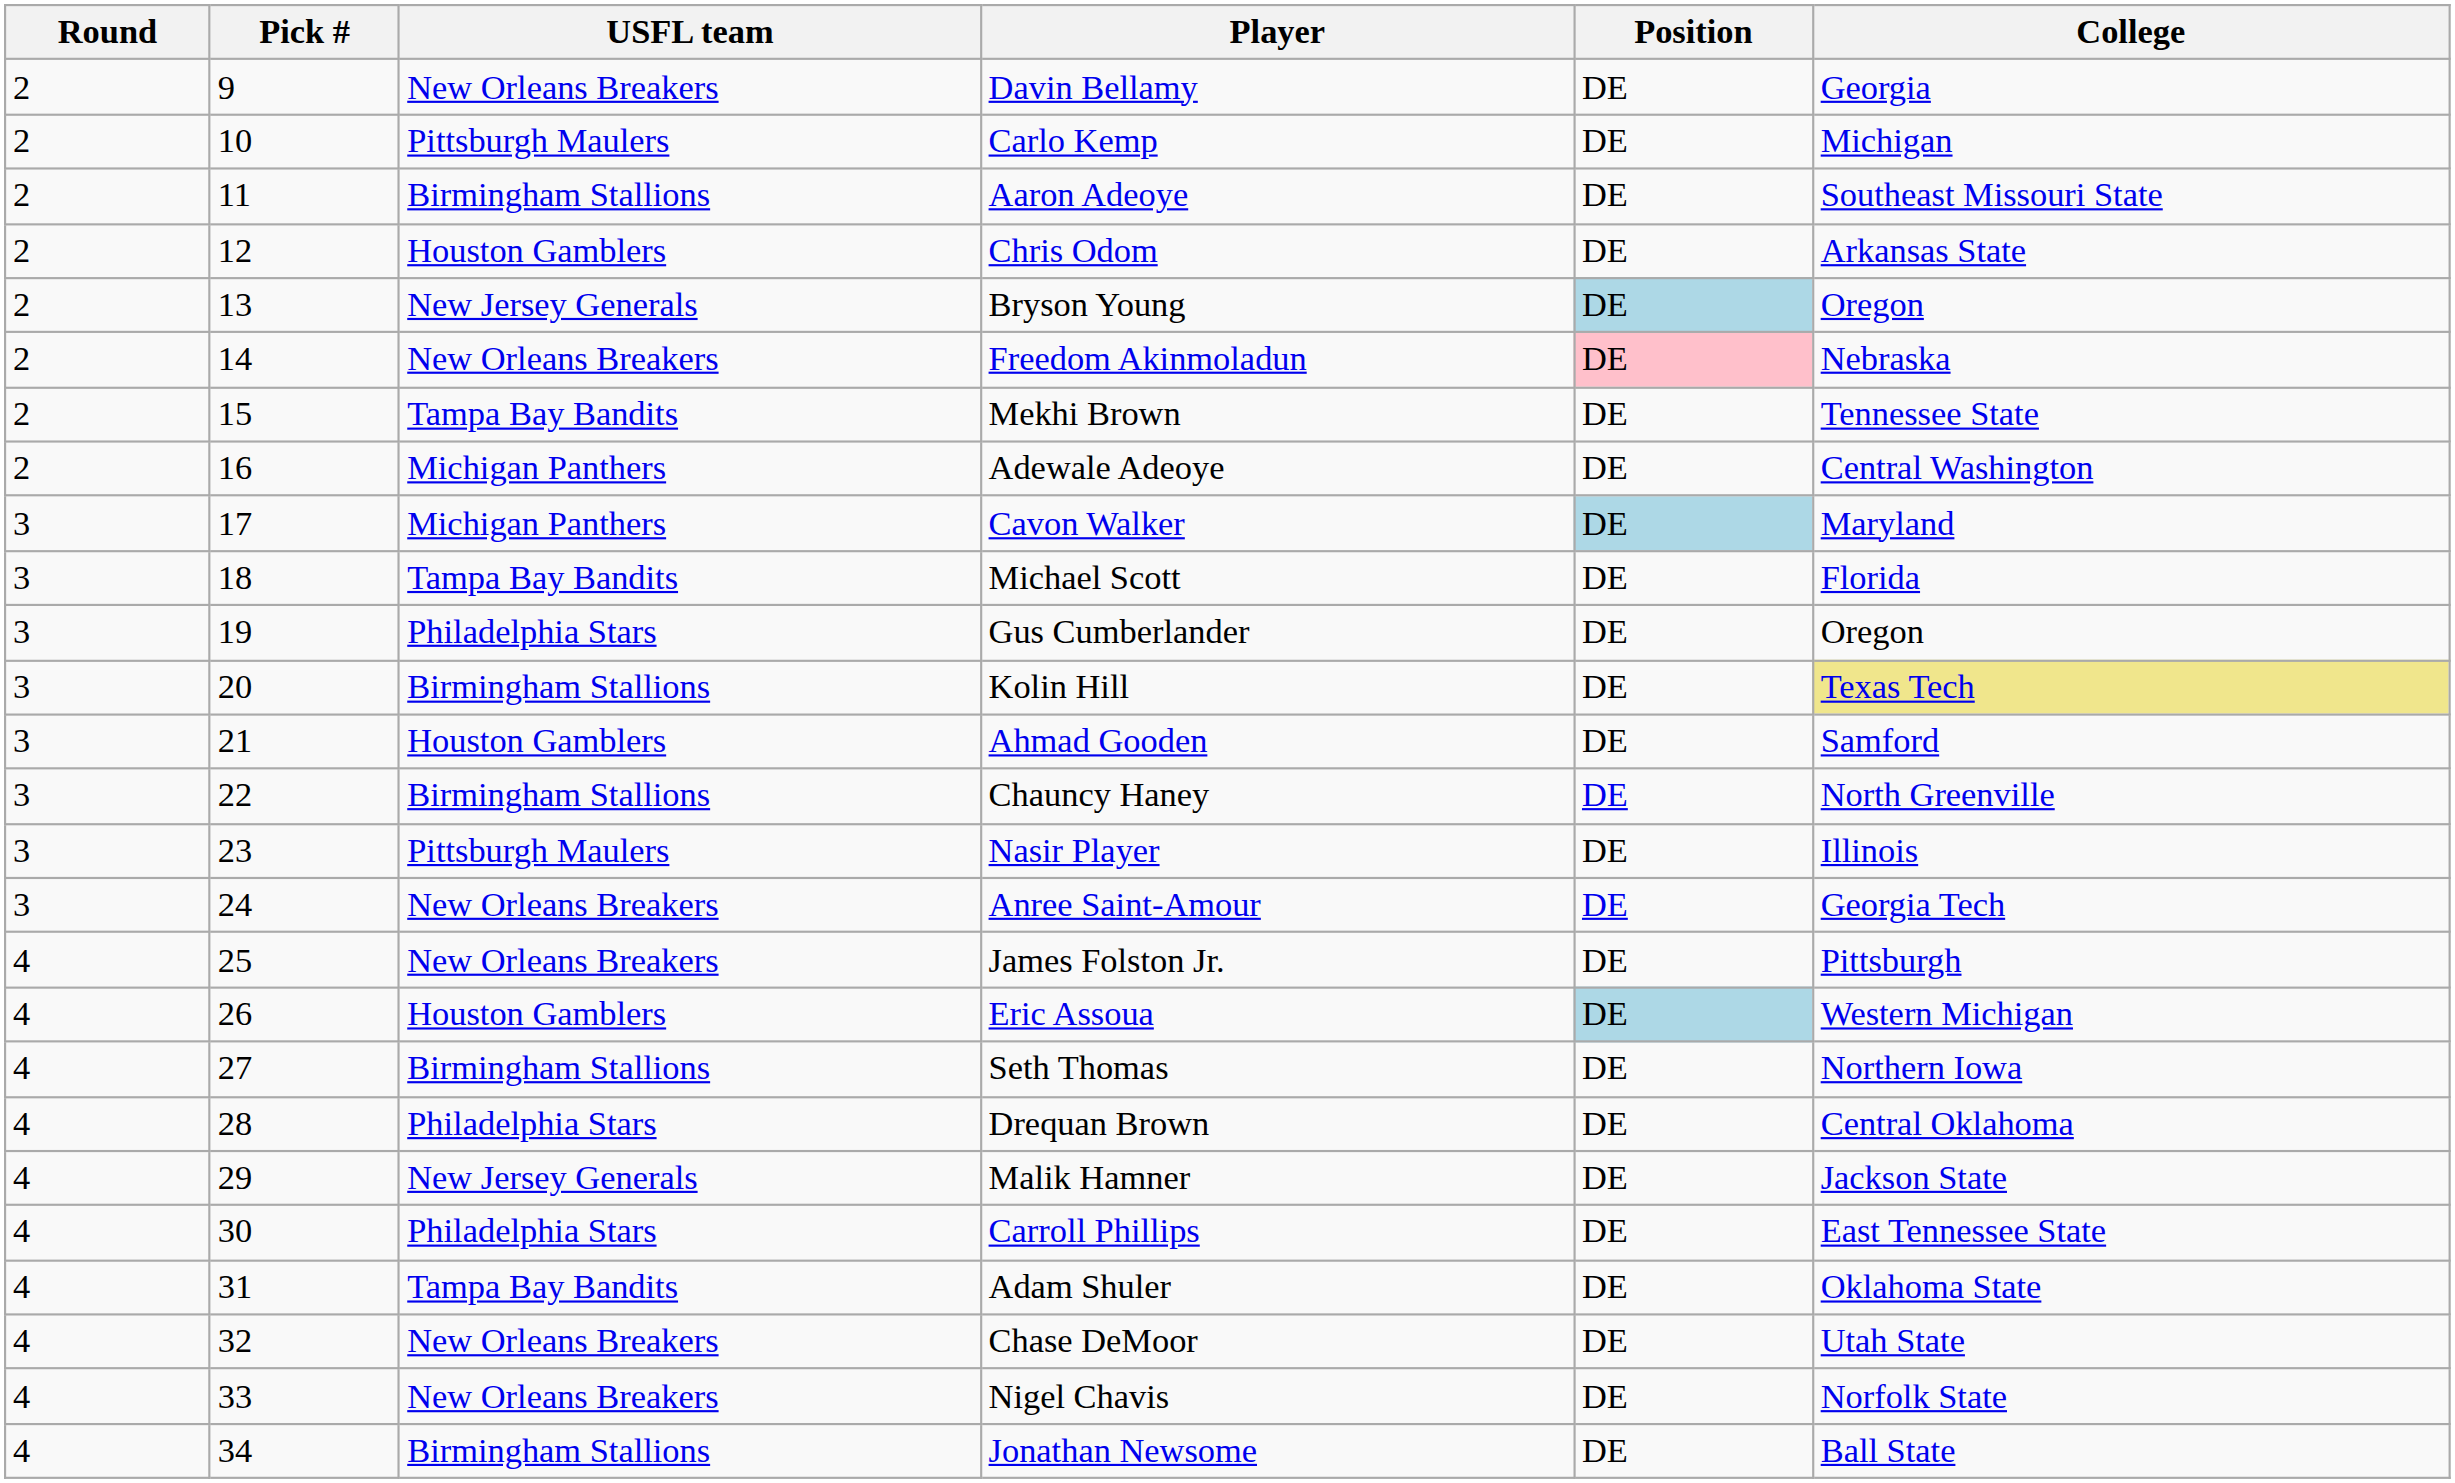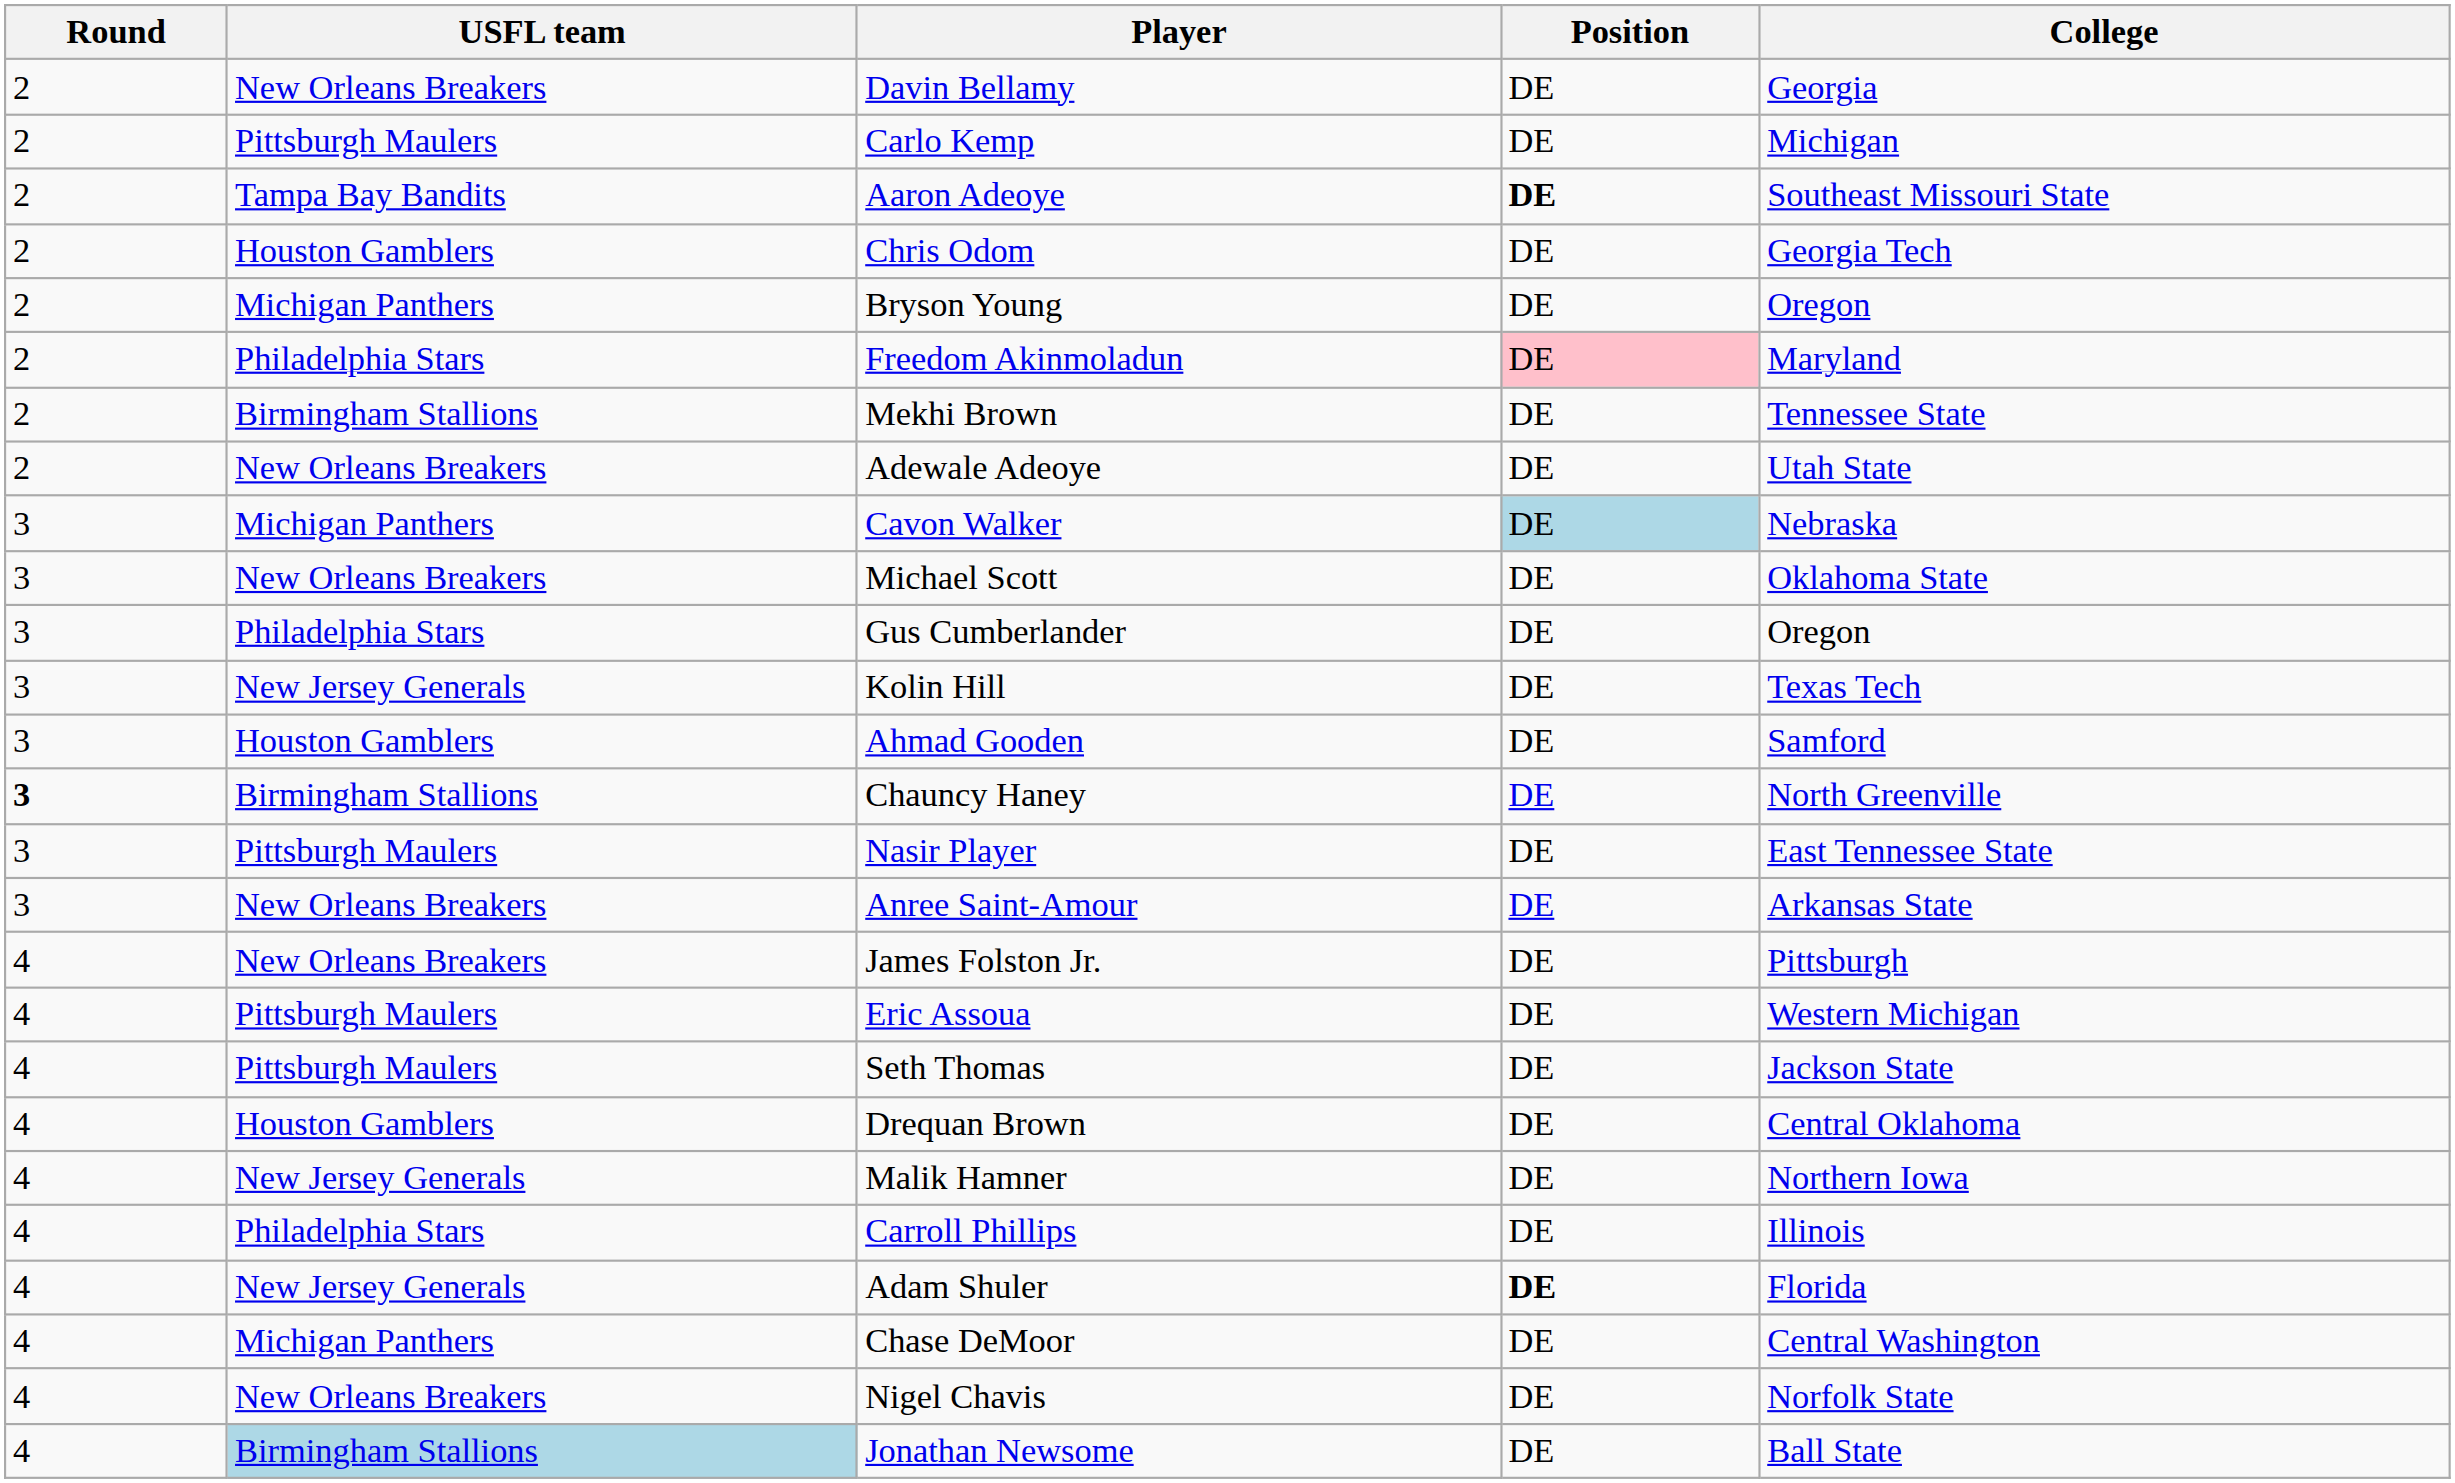- column: (305, 31)
(559, 195) Birmingham Stallions -> (370, 195) Tampa Bay Bandits
(1605, 195) normal -> (1532, 195) bold
(1923, 250) Arkansas State -> (1859, 250) Georgia Tech
(552, 304) New Jersey Generals -> (364, 304) Michigan Panthers
(1605, 304) lightblue background -> (1531, 304) no background
(563, 359) New Orleans Breakers -> (360, 359) Philadelphia Stars
(1886, 359) Nebraska -> (1834, 359) Maryland
(543, 413) Tampa Bay Bandits -> (386, 413) Birmingham Stallions
(537, 468) Michigan Panthers -> (391, 468) New Orleans Breakers
(1957, 468) Central Washington -> (1839, 468) Utah State
(1888, 522) Maryland -> (1832, 522) Nebraska
(543, 577) Tampa Bay Bandits -> (391, 577) New Orleans Breakers
(1870, 577) Florida -> (1878, 577) Oklahoma State
(559, 686) Birmingham Stallions -> (380, 686) New Jersey Generals
(1898, 686) khaki background -> (1844, 686) no background
(22, 795) normal -> (22, 795) bold
(1869, 850) Illinois -> (1910, 850) East Tennessee State
(1913, 904) Georgia Tech -> (1870, 904) Arkansas State
(537, 1013) Houston Gamblers -> (366, 1013) Pittsburgh Maulers
(1605, 1013) lightblue background -> (1531, 1013) no background
(559, 1068) Birmingham Stallions -> (366, 1068) Pittsburgh Maulers
(1921, 1068) Northern Iowa -> (1860, 1068) Jackson State
(532, 1122) Philadelphia Stars -> (364, 1122) Houston Gamblers
(1914, 1177) Jackson State -> (1868, 1177) Northern Iowa
(1963, 1232) East Tennessee State -> (1816, 1232) Illinois
(543, 1286) Tampa Bay Bandits -> (380, 1286) New Jersey Generals
(1605, 1286) normal -> (1532, 1286) bold
(1931, 1286) Oklahoma State -> (1817, 1286) Florida
(563, 1341) New Orleans Breakers -> (364, 1341) Michigan Panthers
(1893, 1341) Utah State -> (1904, 1341) Central Washington
(559, 1450) no background -> (386, 1450) lightblue background
